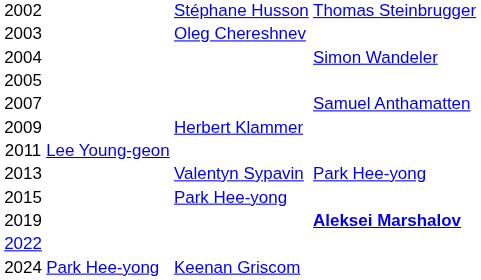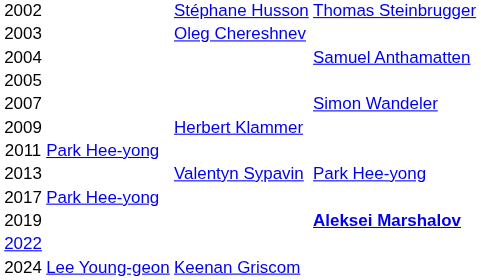(375, 57) Simon Wandeler -> (392, 57) Samuel Anthamatten
(392, 103) Samuel Anthamatten -> (375, 103) Simon Wandeler
(108, 150) Lee Young-geon -> (103, 150) Park Hee-yong
- row: (23, 197)
+ row: (23, 197)
(103, 267) Park Hee-yong -> (108, 267) Lee Young-geon
